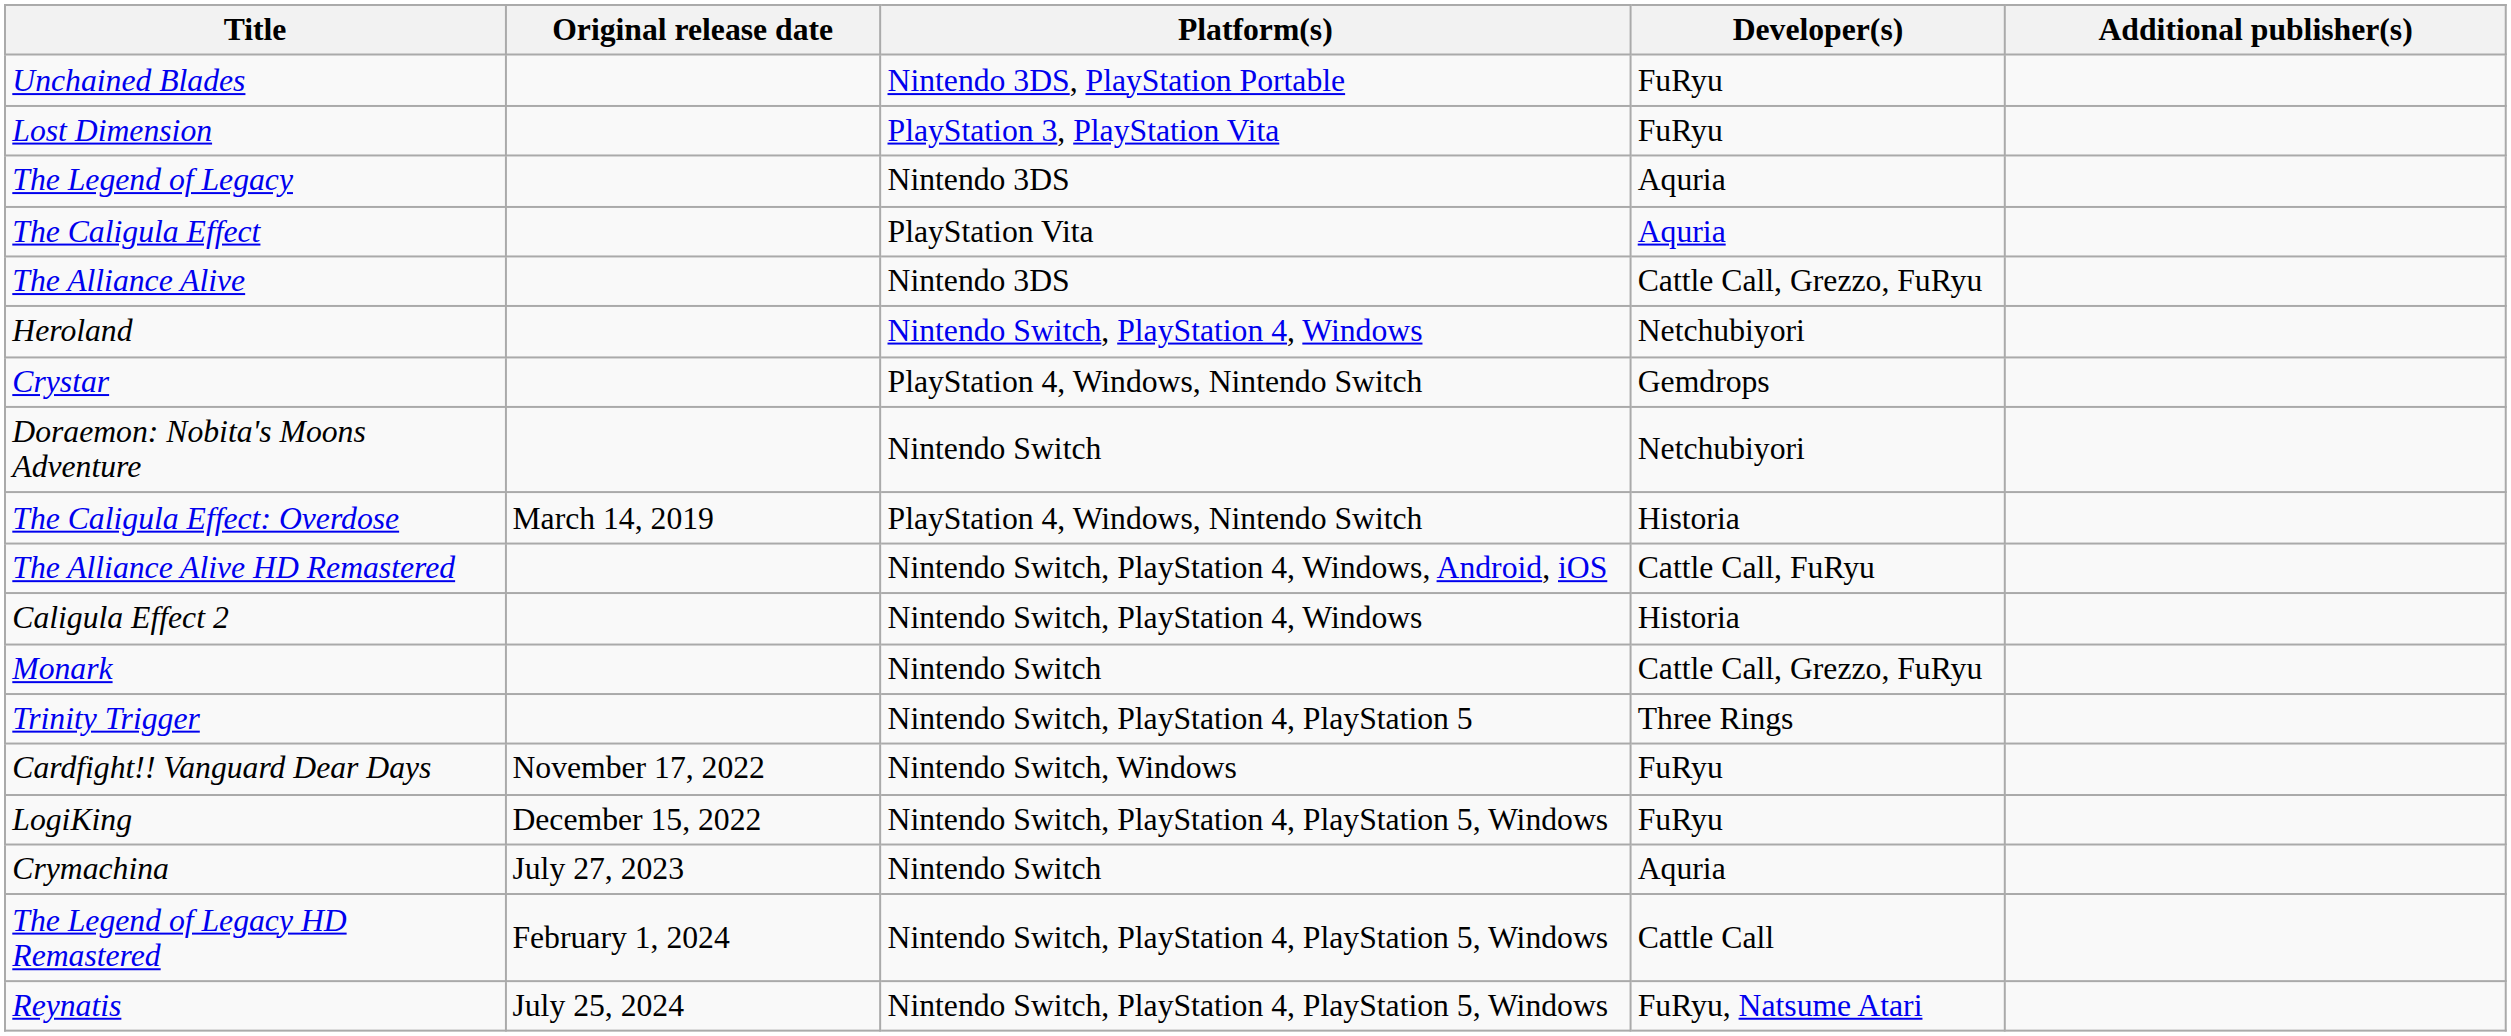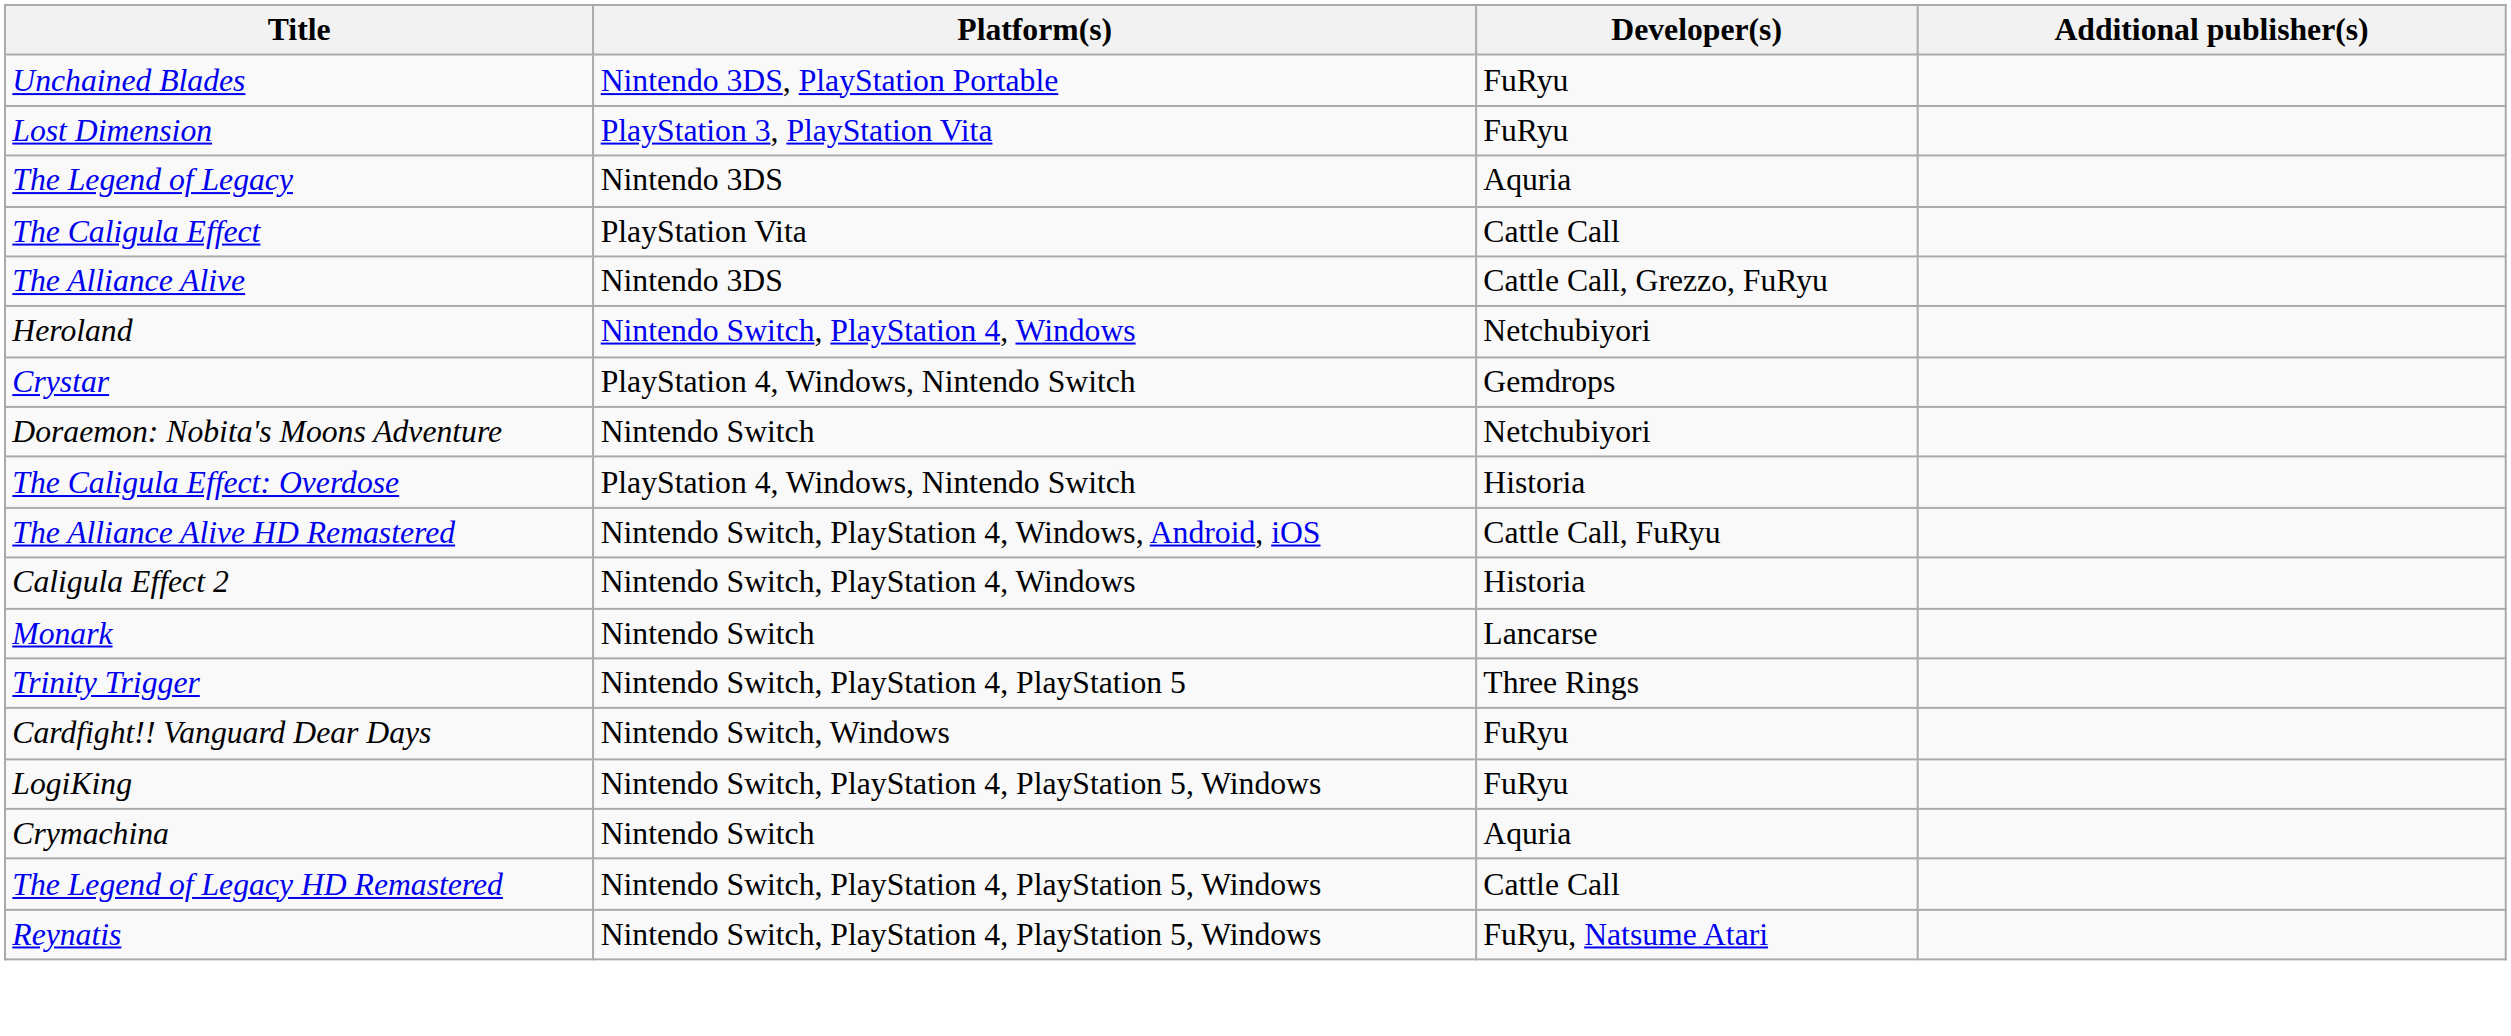- column: (693, 29)
(1682, 230) Aquria -> (1551, 230) Cattle Call
(1810, 668) Cattle Call, Grezzo, FuRyu -> (1540, 632) Lancarse
